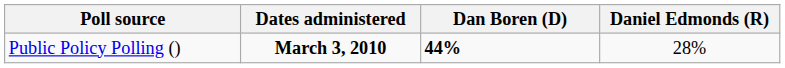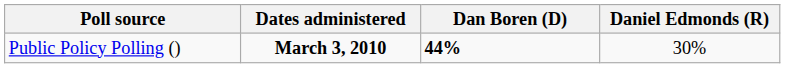(689, 47) 28% -> (689, 47) 30%
